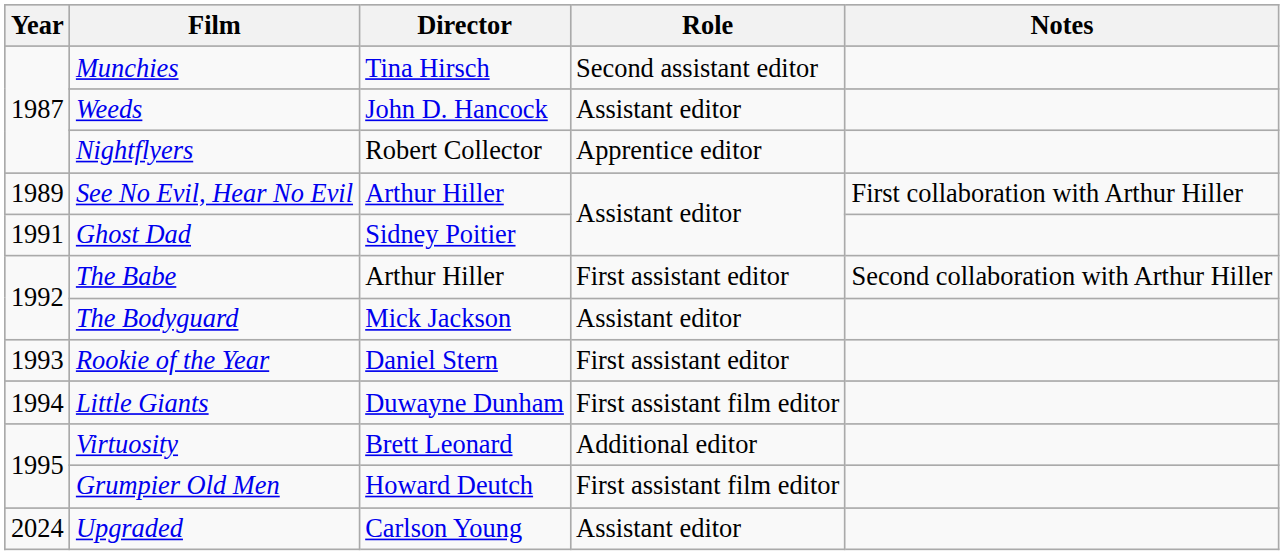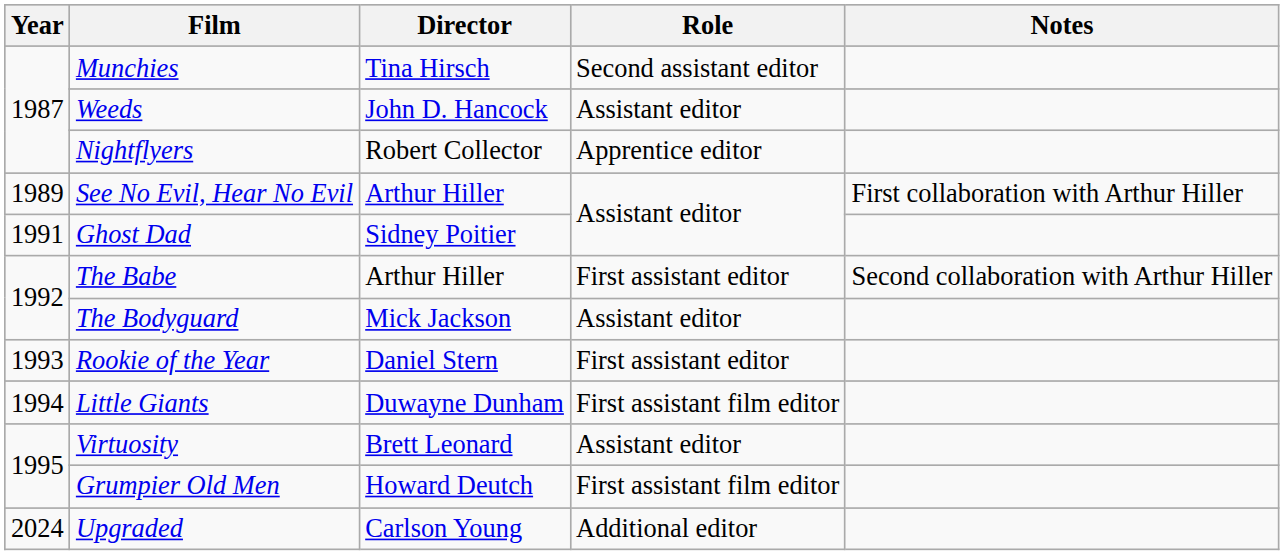(667, 444) Additional editor -> (659, 444) Assistant editor
(659, 527) Assistant editor -> (667, 527) Additional editor
